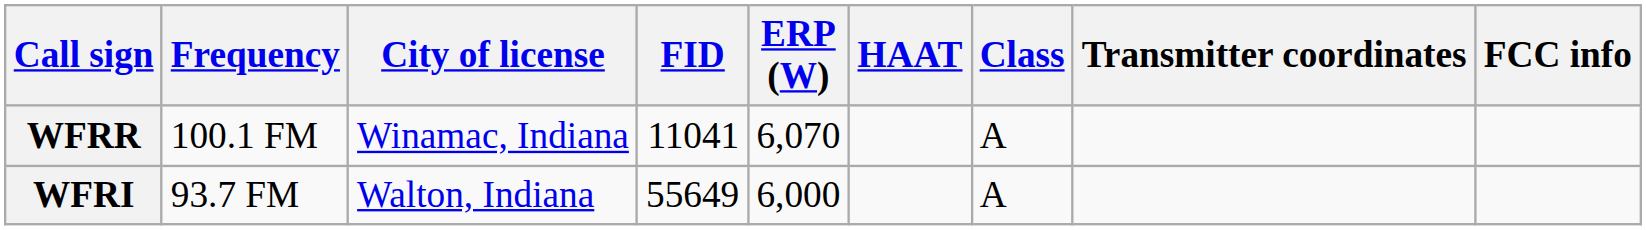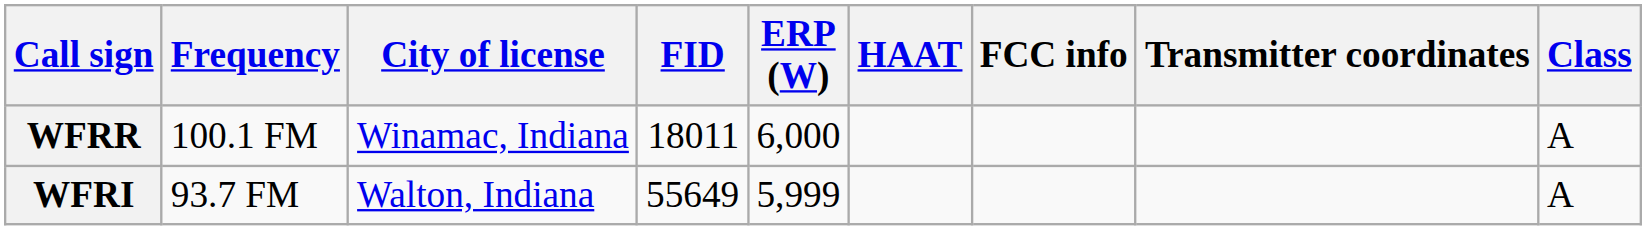columns swapped: (1022, 55) <-> (1558, 55)
(693, 135) 11041 -> (693, 135) 18011
(798, 135) 6,070 -> (798, 135) 6,000
(798, 194) 6,000 -> (798, 194) 5,999
